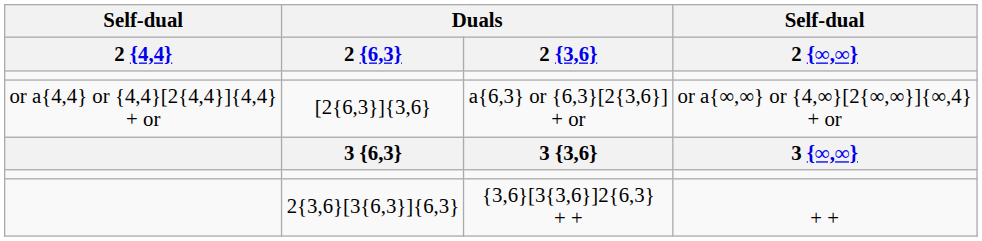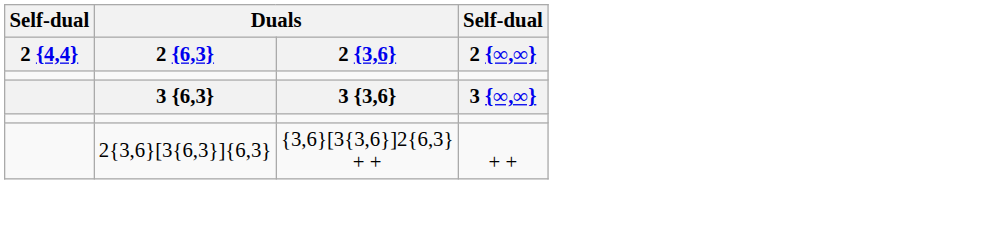- row: (373, 108)
